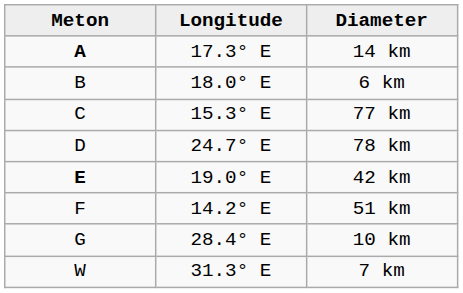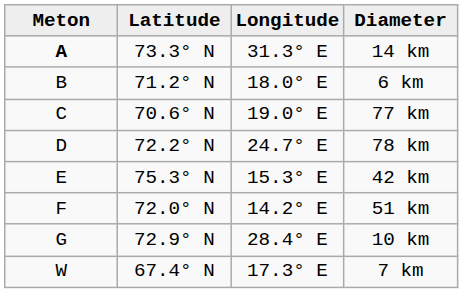+ column: (174, 20)
(231, 52) 17.3° E -> (287, 52) 31.3° E
(231, 114) 15.3° E -> (287, 114) 19.0° E
(80, 177) bold -> (61, 177) normal
(231, 177) 19.0° E -> (287, 177) 15.3° E
(231, 271) 31.3° E -> (287, 271) 17.3° E
